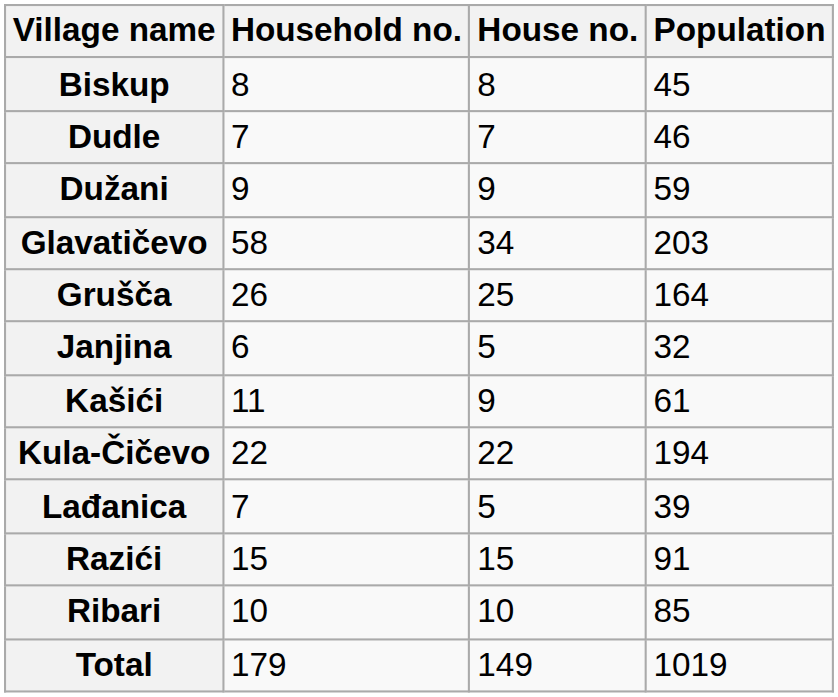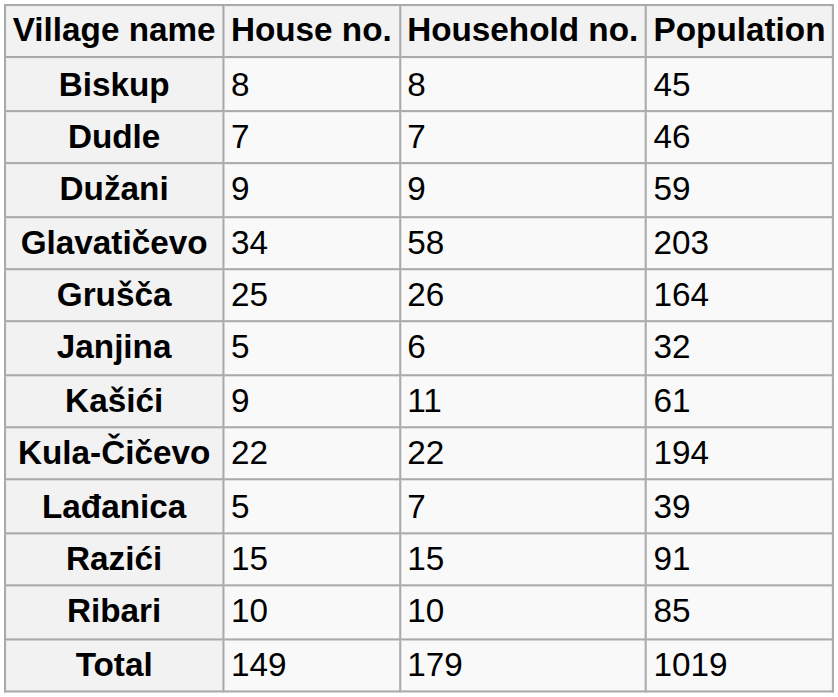columns swapped: (558, 30) <-> (346, 30)
